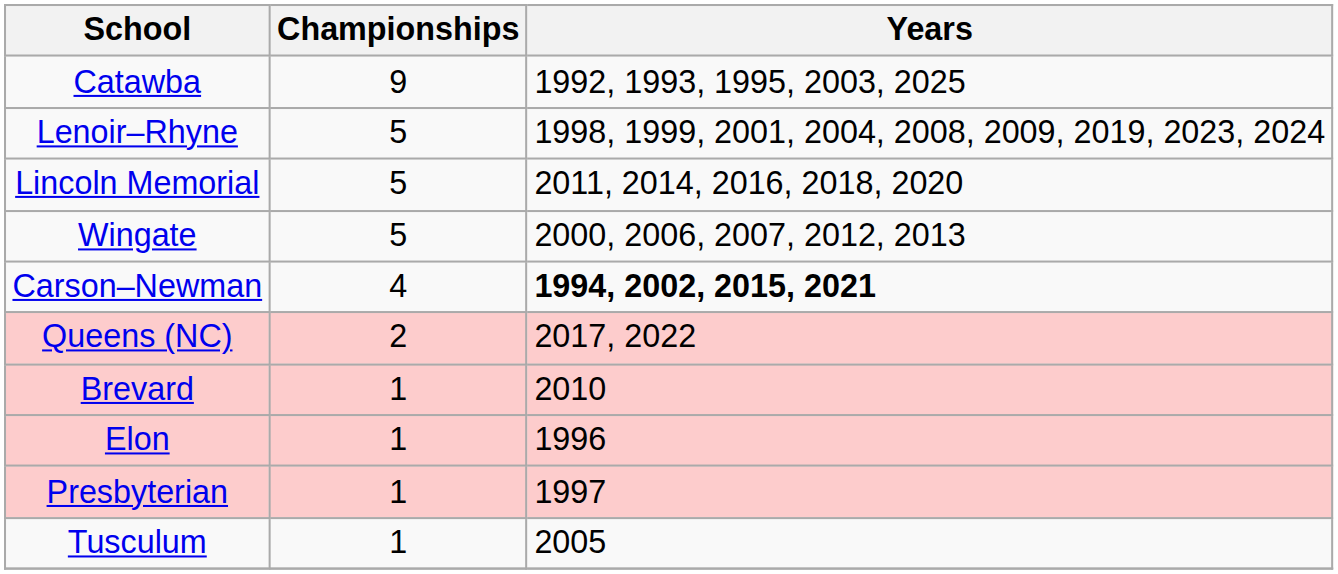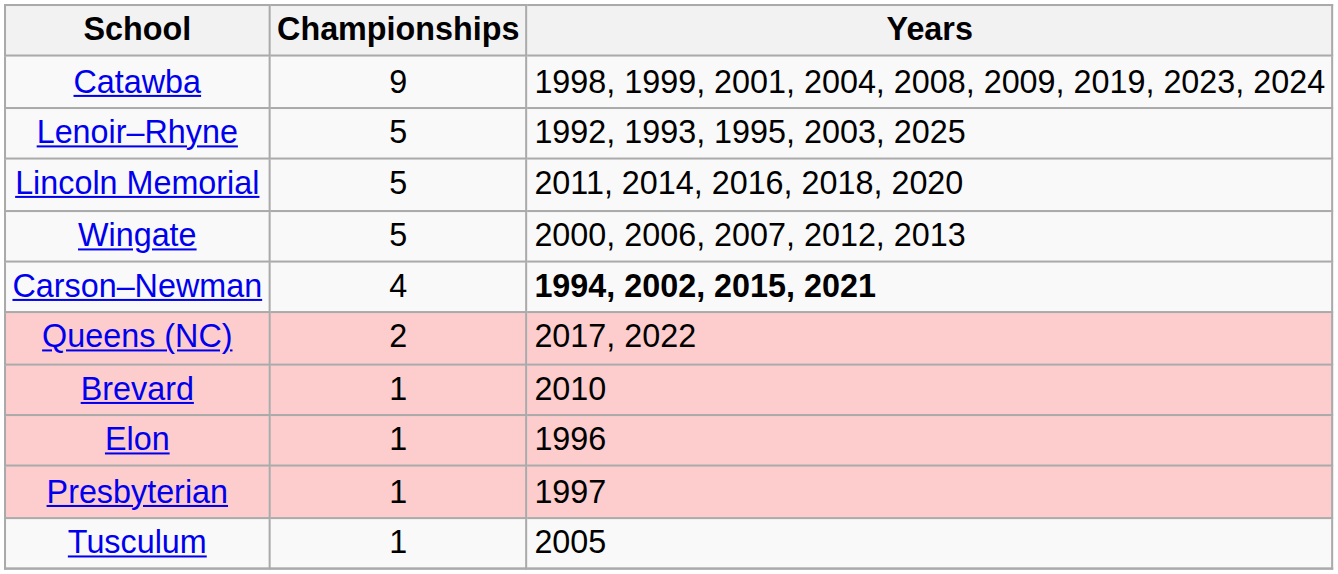(750, 81) 1992, 1993, 1995, 2003, 2025 -> (930, 81) 1998, 1999, 2001, 2004, 2008, 2009, 2019, 2023, 2024
(930, 132) 1998, 1999, 2001, 2004, 2008, 2009, 2019, 2023, 2024 -> (750, 132) 1992, 1993, 1995, 2003, 2025
